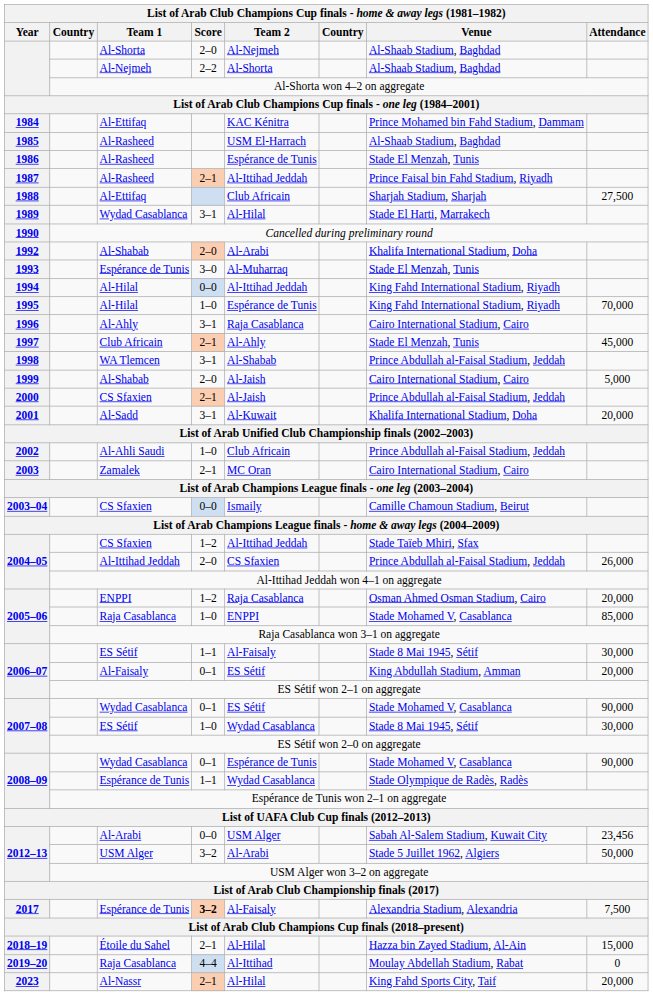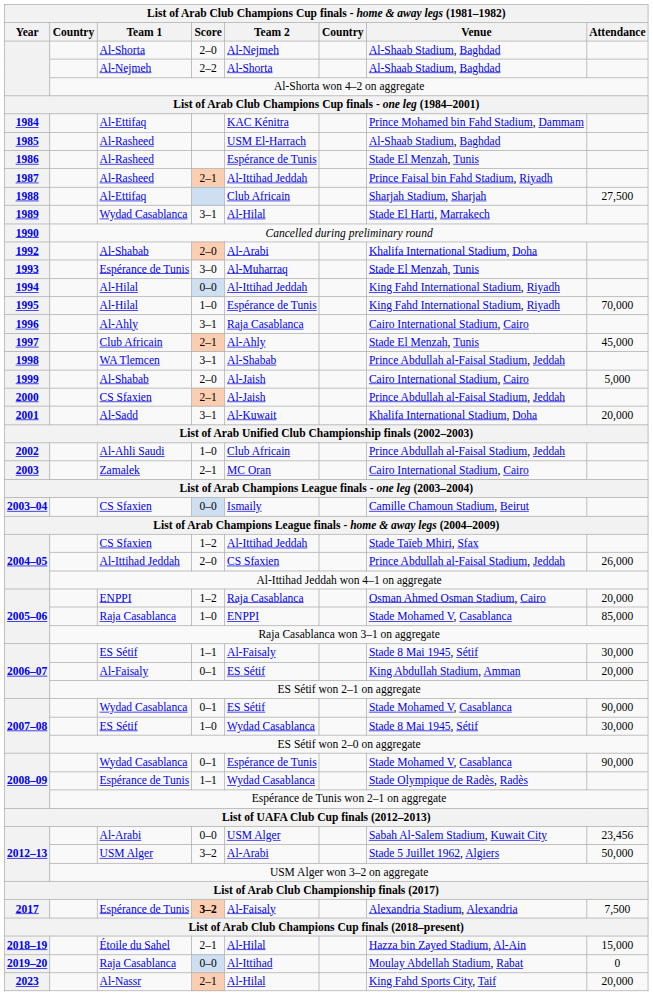(208, 963) 4–4 -> (208, 963) 0–0
